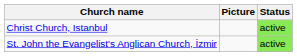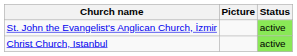rows swapped: (57, 28) <-> (112, 43)
